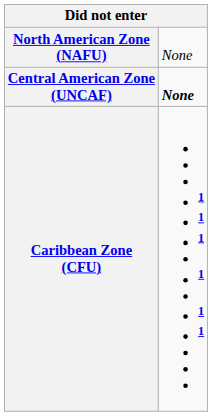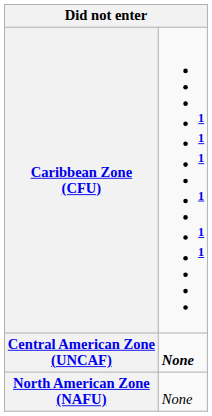rows swapped: (81, 47) <-> (81, 259)
